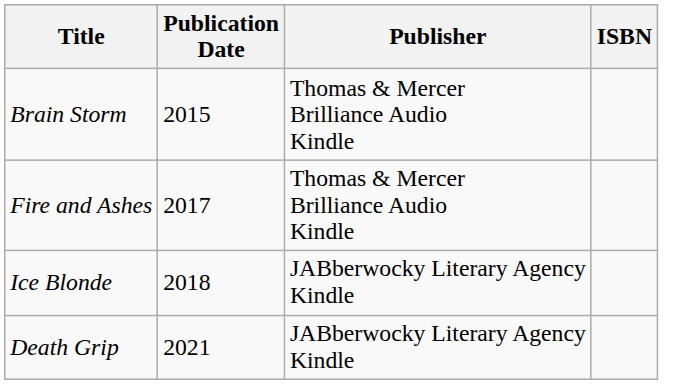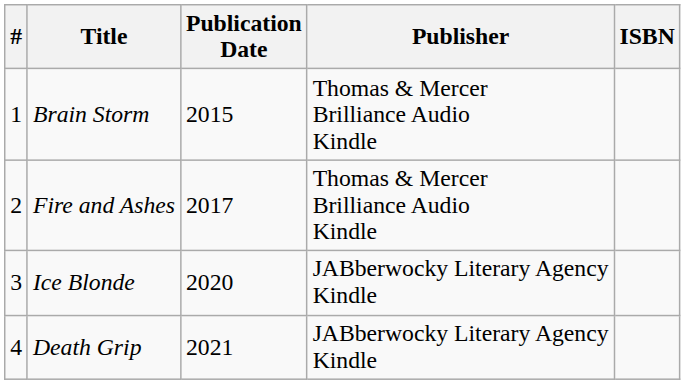+ column: (16, 36)
(187, 282) 2018 -> (210, 282) 2020
